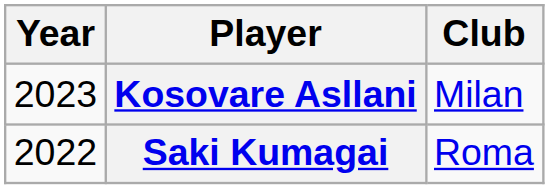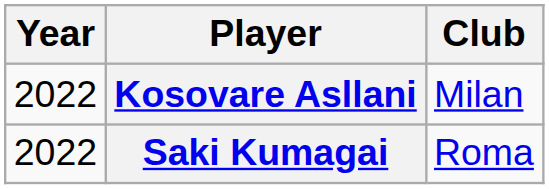(55, 93) 2023 -> (55, 93) 2022
